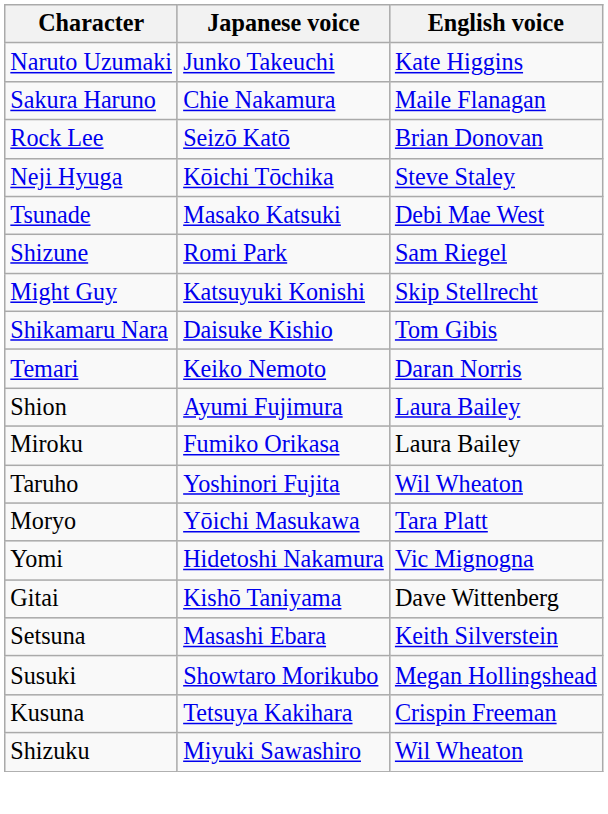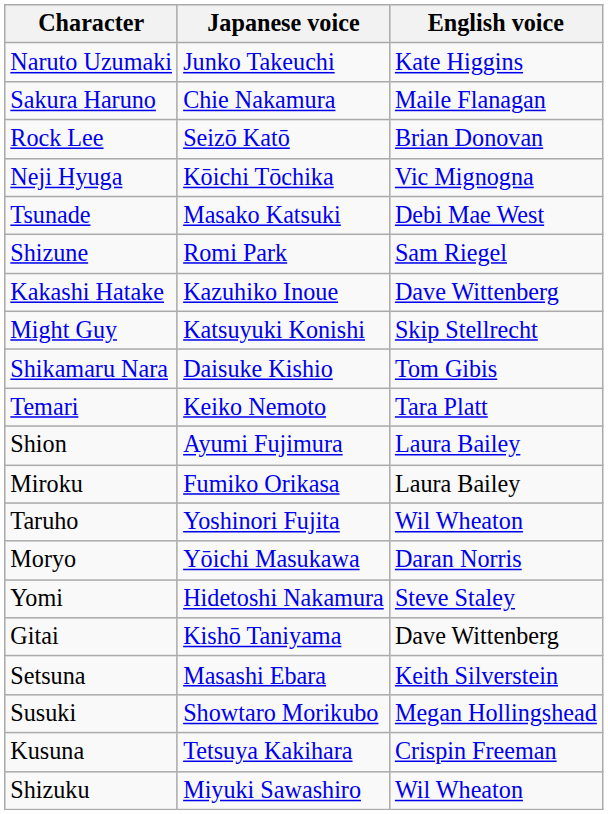(455, 176) Steve Staley -> (464, 176) Vic Mignogna
+ row: (87, 291)
(458, 368) Daran Norris -> (441, 406) Tara Platt
(441, 521) Tara Platt -> (458, 560) Daran Norris
(464, 560) Vic Mignogna -> (455, 598) Steve Staley
